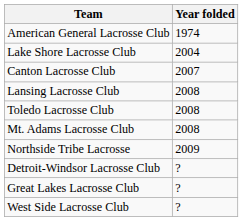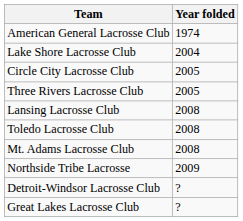+ row: (71, 71)
+ row: (75, 91)
- row: (61, 71)
- row: (68, 206)
